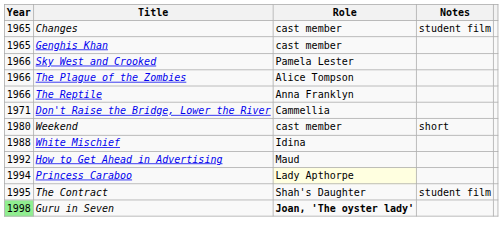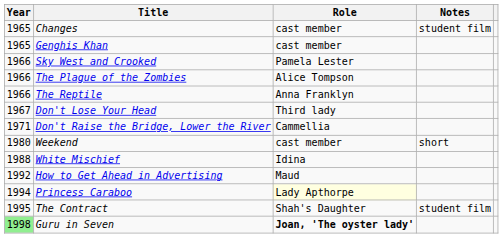+ row: (96, 110)
